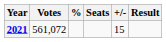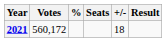(49, 29) 561,072 -> (49, 29) 560,172
(119, 29) 15 -> (119, 29) 18
